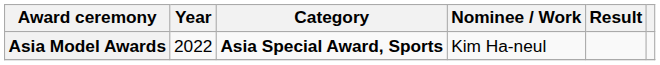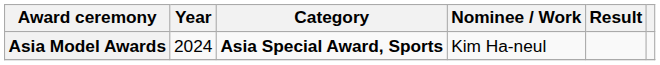(193, 45) 2022 -> (193, 45) 2024
